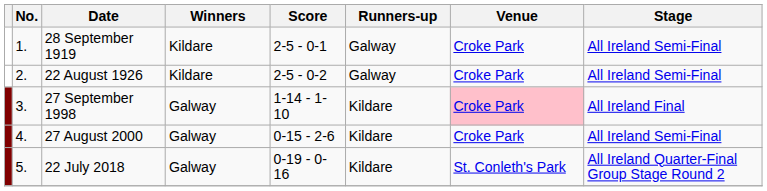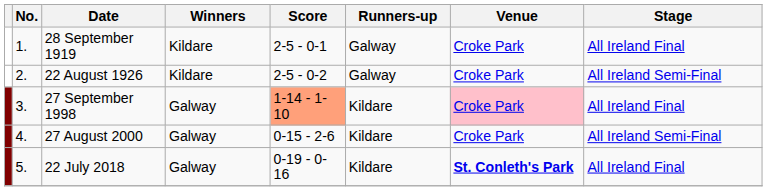(654, 46) All Ireland Semi-Final -> (636, 46) All Ireland Final
(300, 106) no background -> (300, 106) lightsalmon background
(510, 167) normal -> (513, 167) bold
(662, 167) All Ireland Quarter-Final Group Stage Round 2 -> (636, 167) All Ireland Final
